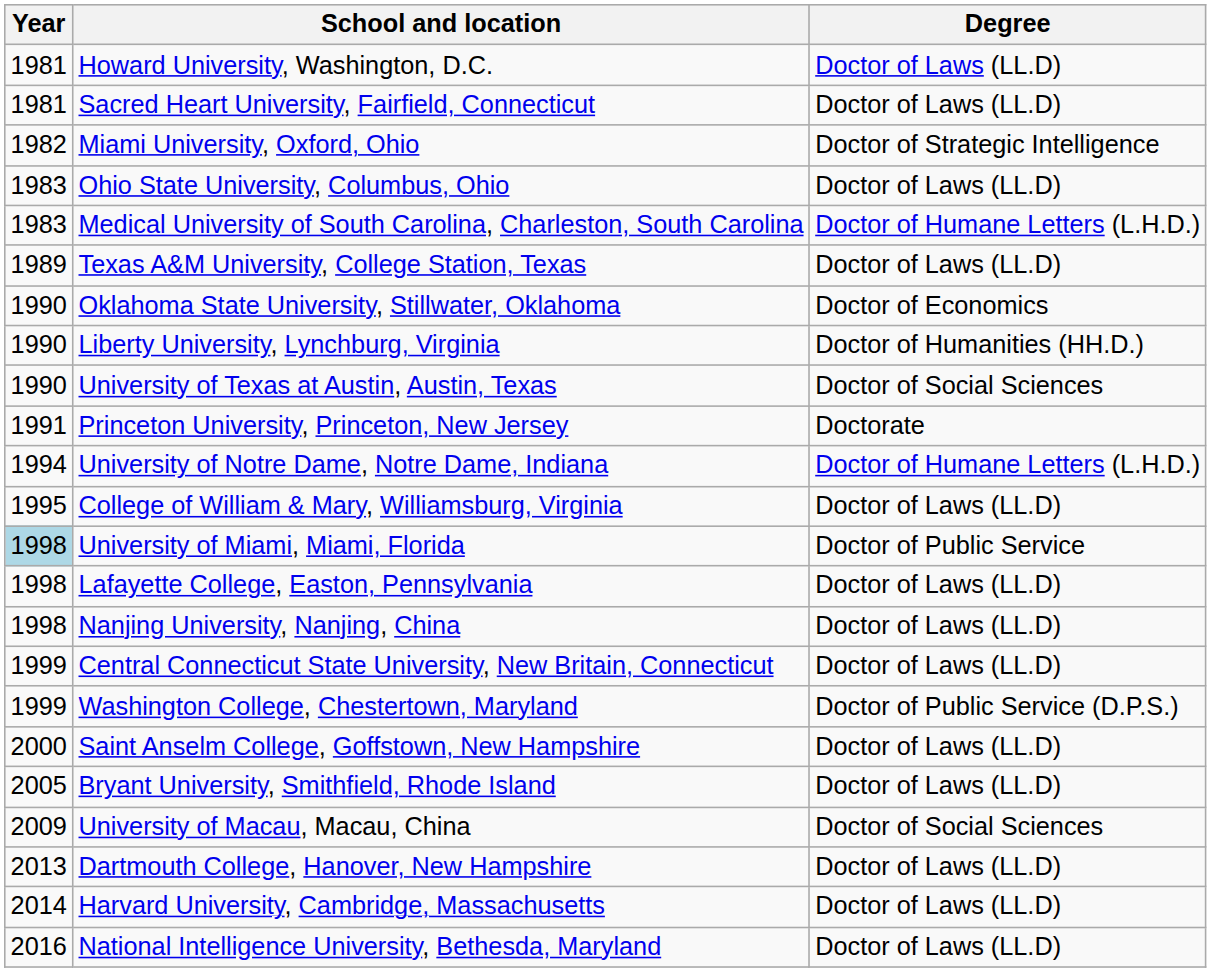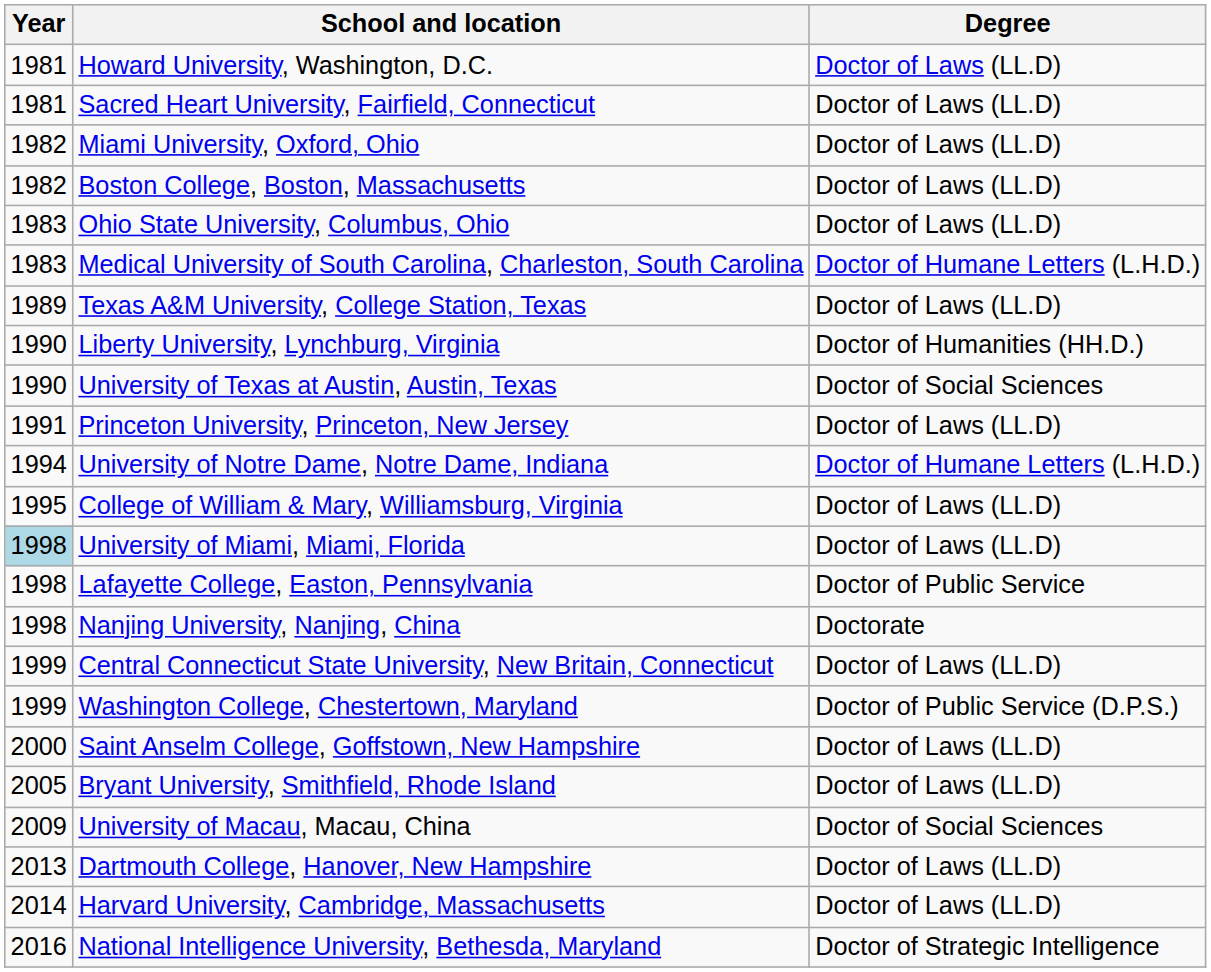(987, 144) Doctor of Strategic Intelligence -> (938, 144) Doctor of Laws (LL.D)
+ row: (302, 184)
- row: (349, 305)
(870, 425) Doctorate -> (938, 425) Doctor of Laws (LL.D)
(950, 545) Doctor of Public Service -> (938, 545) Doctor of Laws (LL.D)
(938, 585) Doctor of Laws (LL.D) -> (950, 585) Doctor of Public Service
(938, 625) Doctor of Laws (LL.D) -> (870, 625) Doctorate
(938, 946) Doctor of Laws (LL.D) -> (987, 946) Doctor of Strategic Intelligence
